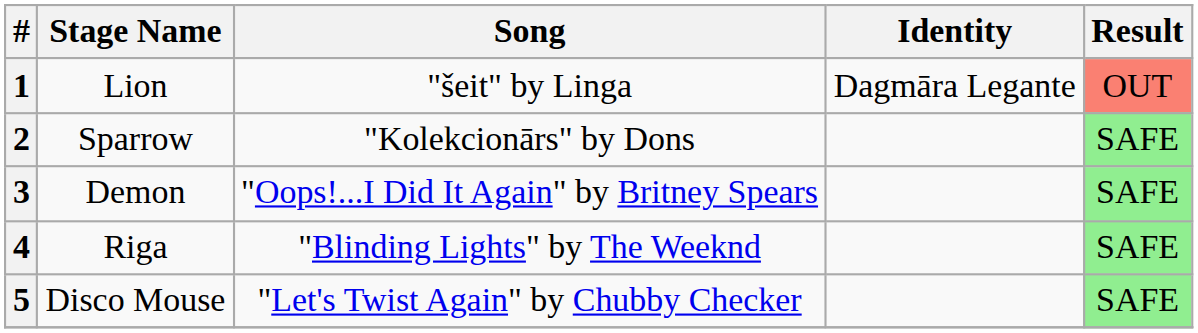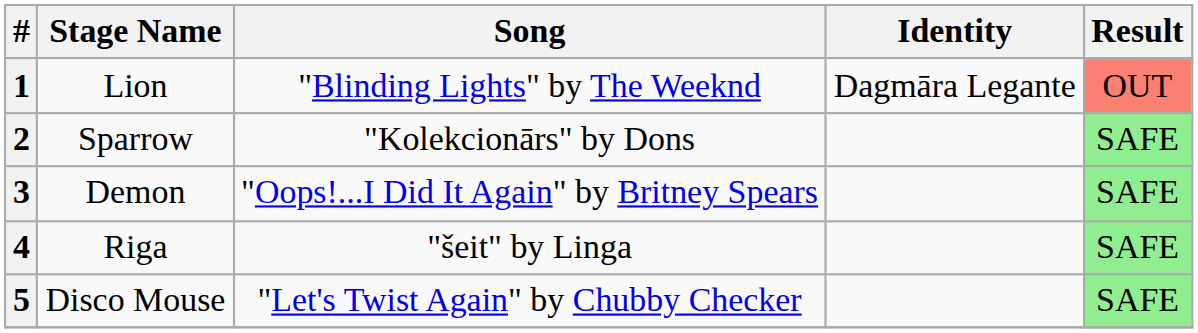(530, 85) "šeit" by Linga -> (530, 85) "Blinding Lights" by The Weeknd
(530, 246) "Blinding Lights" by The Weeknd -> (530, 246) "šeit" by Linga
